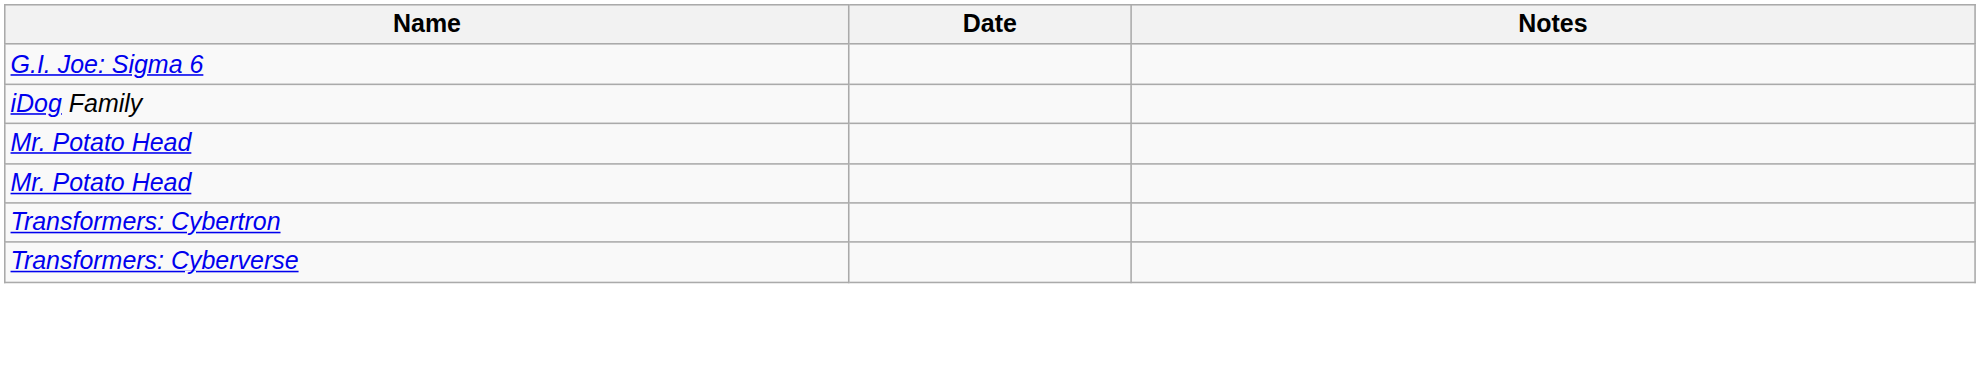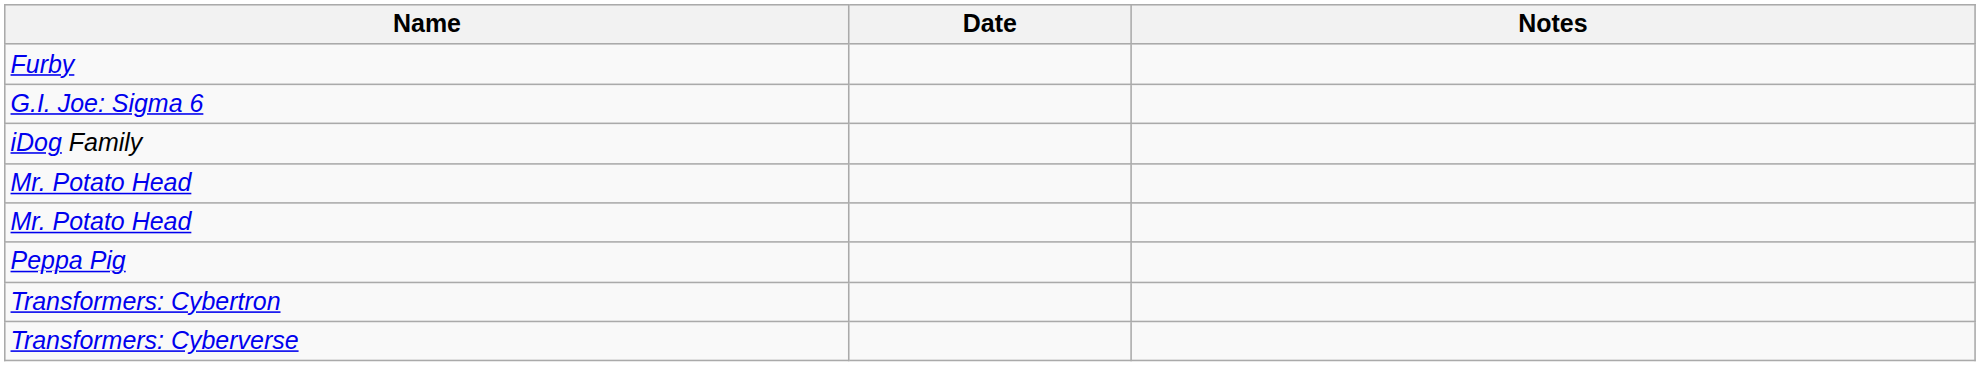+ row: (42, 63)
+ row: (68, 261)
